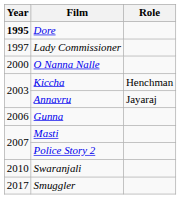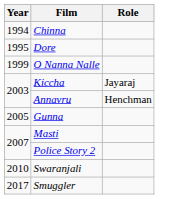+ row: (50, 30)
(18, 30) bold -> (18, 47) normal
- row: (77, 47)
(18, 64) 2000 -> (18, 64) 1999
(150, 82) Henchman -> (120, 82) Jayaraj
(141, 99) Jayaraj -> (128, 99) Henchman
(18, 116) 2006 -> (18, 116) 2005
